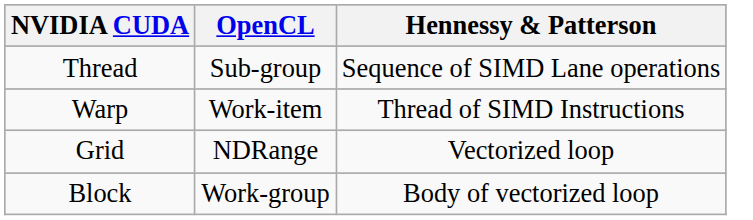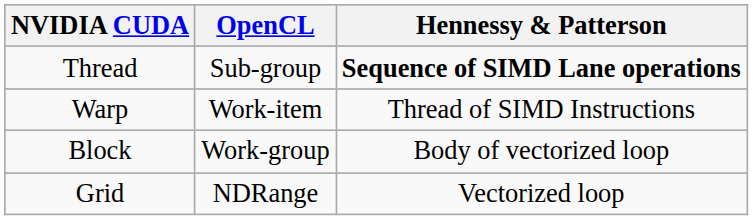(531, 67) normal -> (541, 67) bold
rows swapped: (100, 192) <-> (100, 151)
